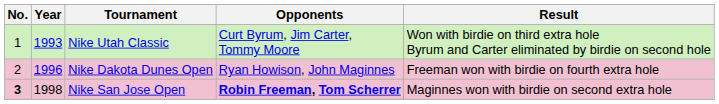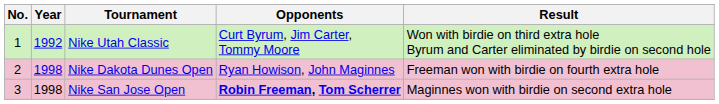(48, 42) 1993 -> (48, 42) 1992
(48, 69) 1996 -> (48, 69) 1998
(18, 90) bold -> (18, 90) normal
